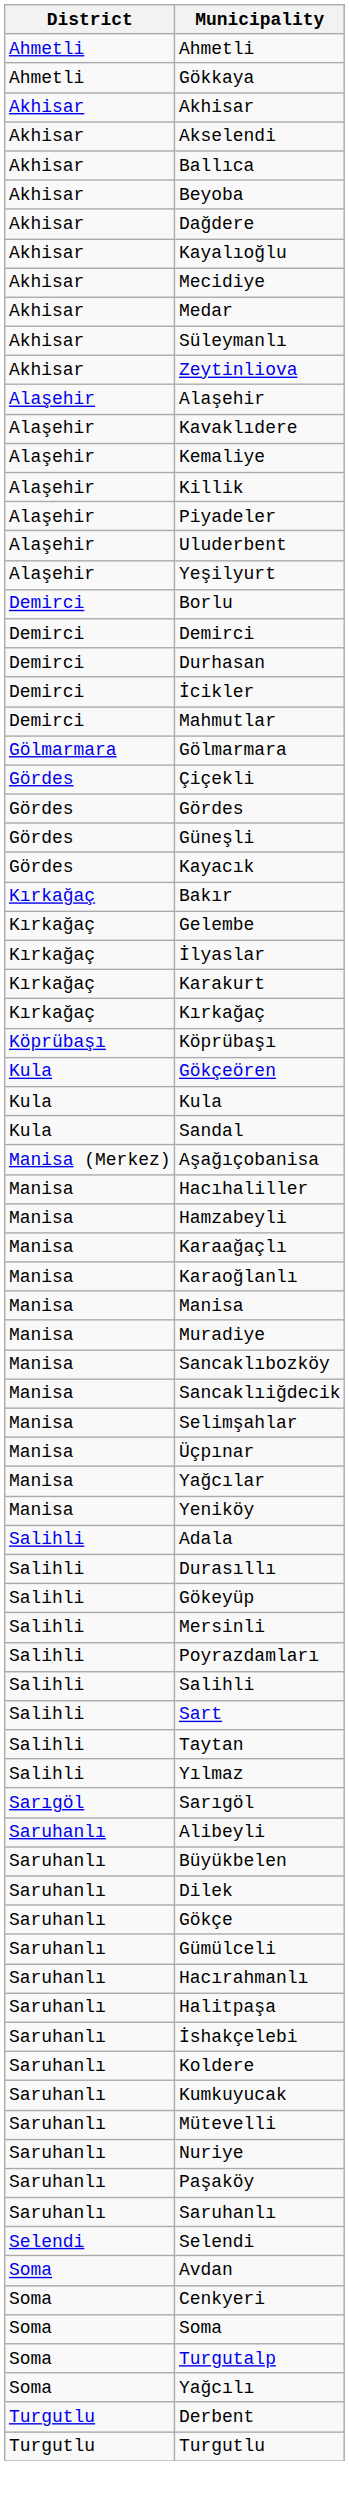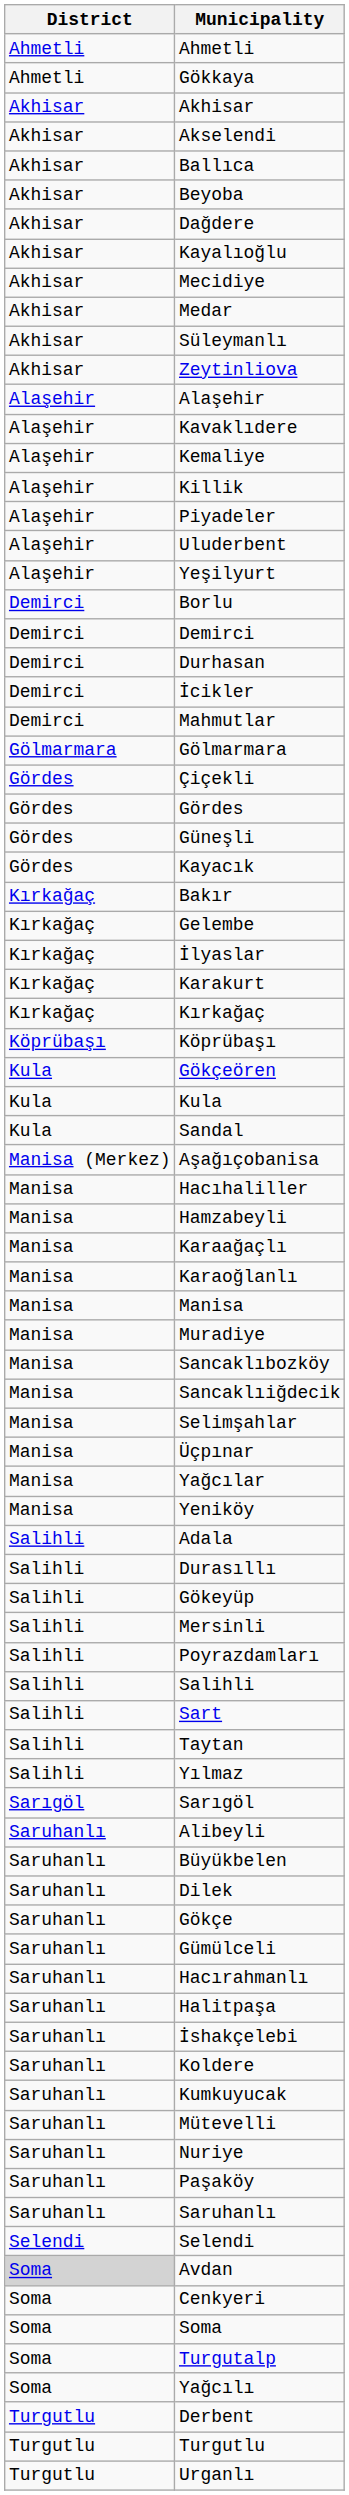(31, 2271) no background -> (31, 2271) lightgrey background
+ row: (217, 2475)
